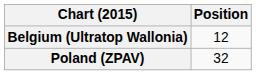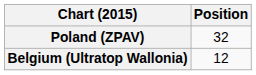rows swapped: (98, 37) <-> (98, 59)
